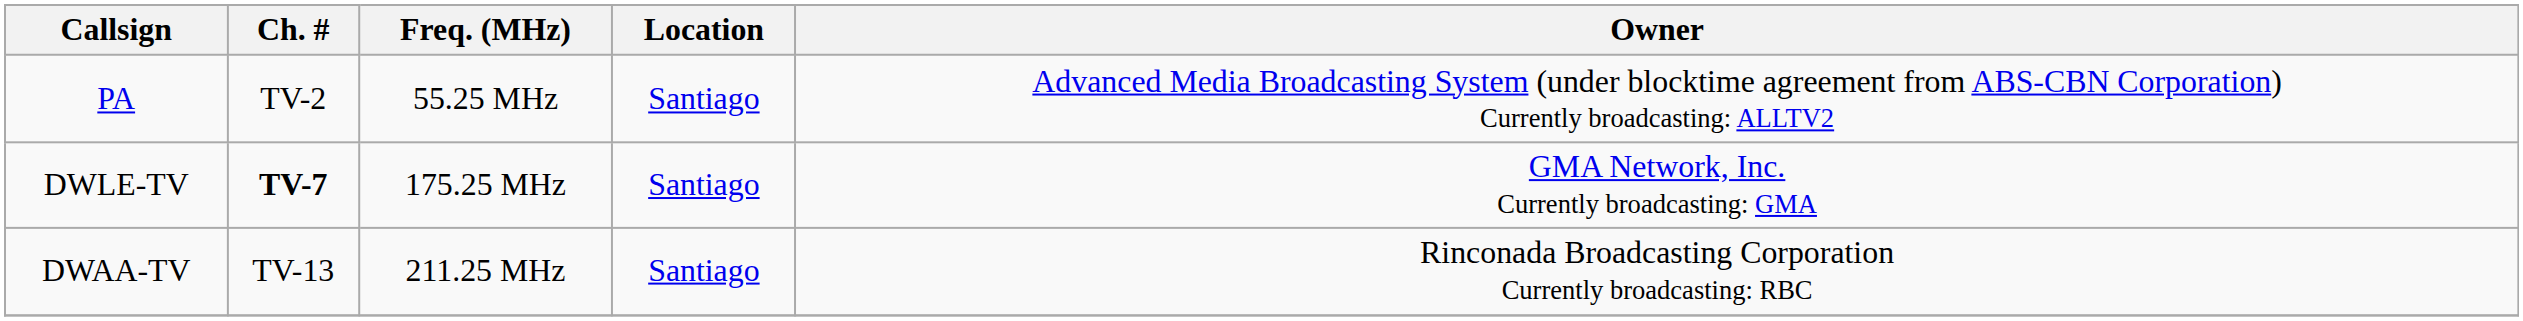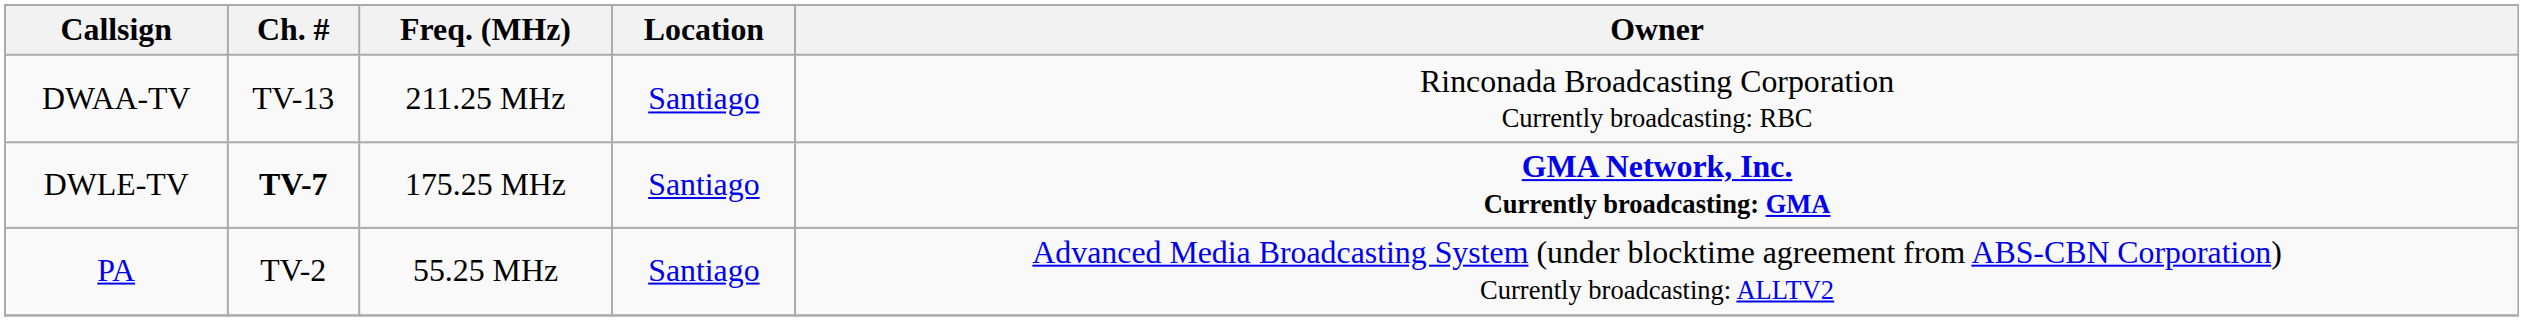rows swapped: (116, 98) <-> (116, 270)
(1657, 184) normal -> (1657, 184) bold
